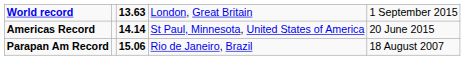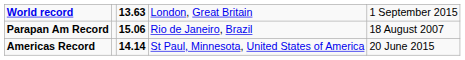rows swapped: (51, 30) <-> (58, 47)
